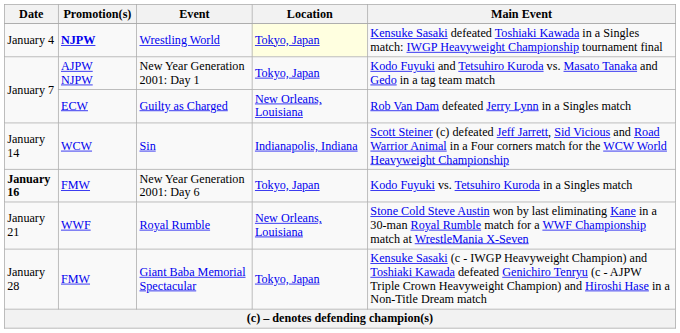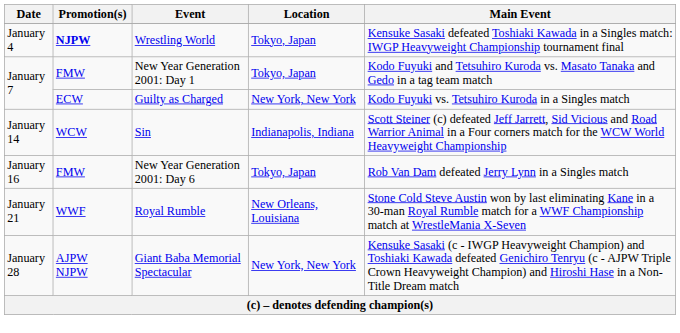(287, 40) lightyellow background -> (284, 40) no background
(77, 73) AJPW NJPW -> (70, 73) FMW
(288, 106) New Orleans, Louisiana -> (304, 99) New York, New York
(501, 106) Rob Van Dam defeated Jerry Lynn in a Singles match -> (499, 99) Kodo Fuyuki vs. Tetsuhiro Kuroda in a Singles match
(29, 185) bold -> (26, 172) normal
(501, 185) Kodo Fuyuki vs. Tetsuhiro Kuroda in a Singles match -> (498, 172) Rob Van Dam defeated Jerry Lynn in a Singles match
(75, 279) FMW -> (72, 265) AJPW NJPW
(287, 279) Tokyo, Japan -> (304, 265) New York, New York
